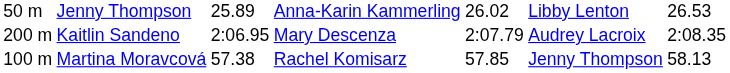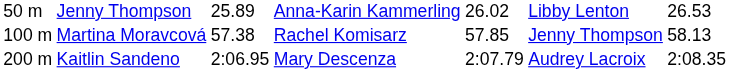rows swapped: (131, 59) <-> (118, 35)
